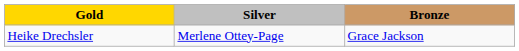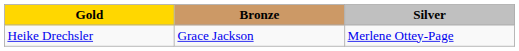columns swapped: (259, 14) <-> (430, 14)
